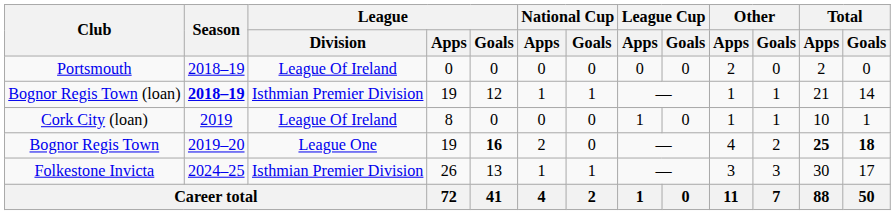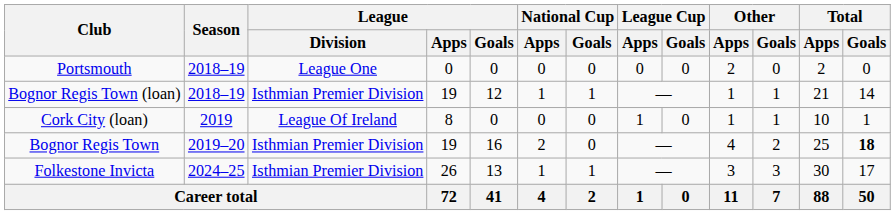(338, 68) League Of Ireland -> (338, 68) League One
(216, 94) bold -> (216, 94) normal
(338, 145) League One -> (338, 145) Isthmian Premier Division
(494, 145) bold -> (494, 145) normal
(821, 145) bold -> (821, 145) normal
